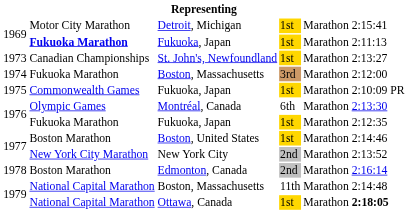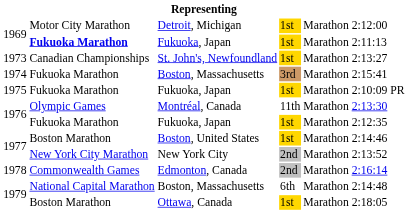(369, 25) 2:15:41 -> (369, 25) 2:12:00
(369, 74) 2:12:00 -> (369, 74) 2:15:41
(84, 90) Commonwealth Games -> (74, 90) Fukuoka Marathon
(288, 106) 6th -> (290, 106) 11th
(70, 170) Boston Marathon -> (84, 170) Commonwealth Games
(290, 186) 11th -> (288, 186) 6th
(92, 202) National Capital Marathon -> (70, 202) Boston Marathon
(370, 202) bold -> (369, 202) normal
